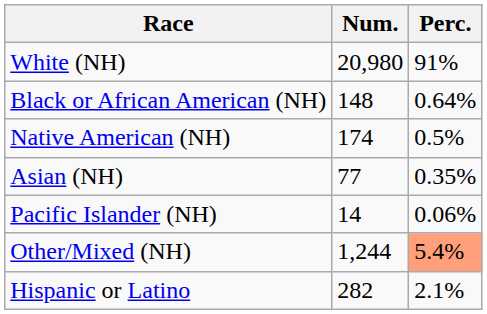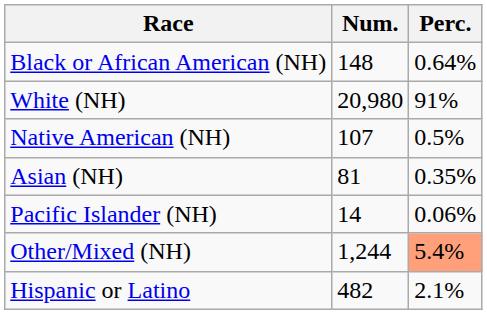rows swapped: (68, 61) <-> (168, 99)
(355, 137) 174 -> (355, 137) 107
(349, 175) 77 -> (349, 175) 81
(355, 289) 282 -> (355, 289) 482
